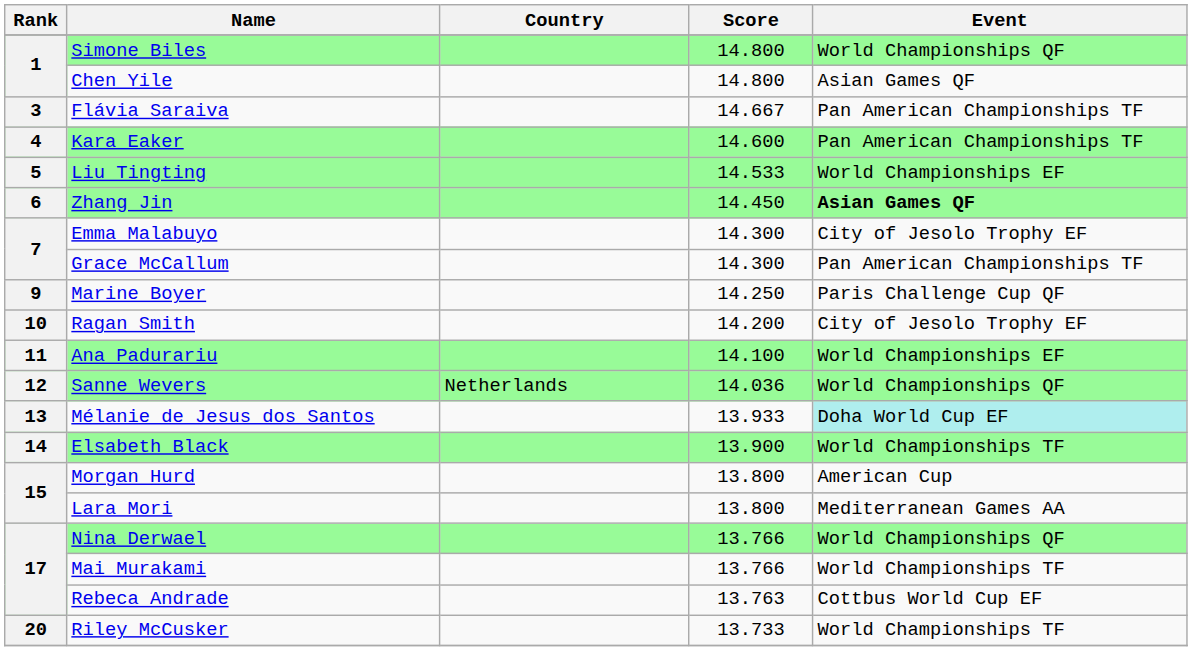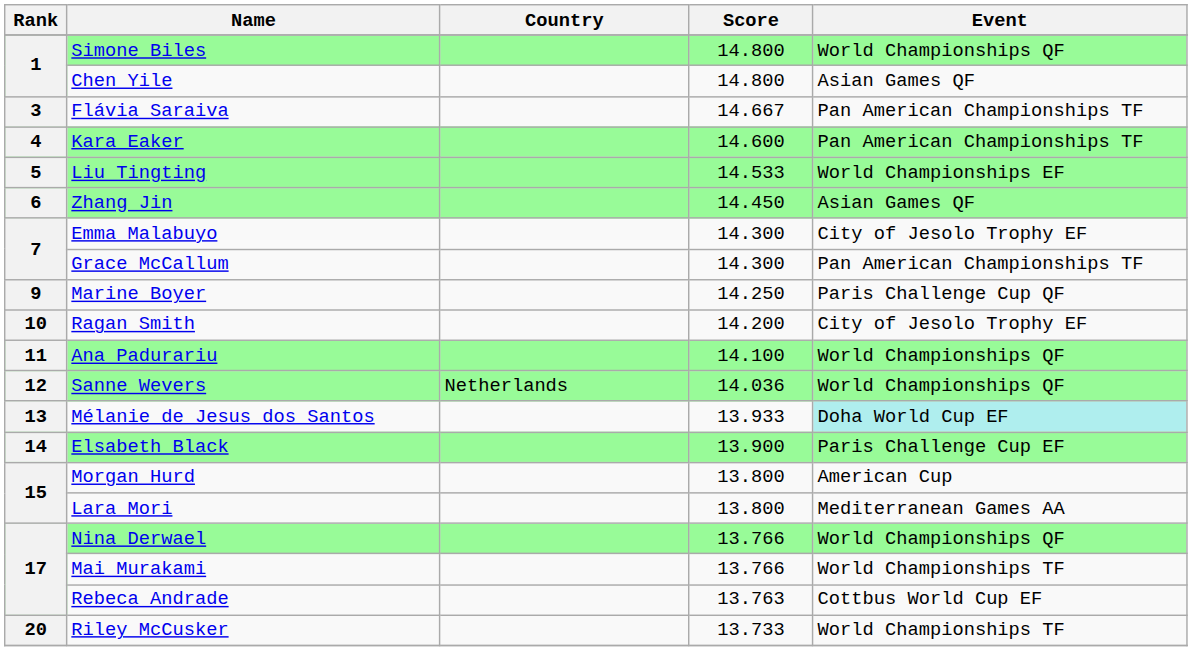(896, 203) bold -> (896, 203) normal
(941, 356) World Championships EF -> (941, 356) World Championships QF
(941, 447) World Championships TF -> (941, 447) Paris Challenge Cup EF
